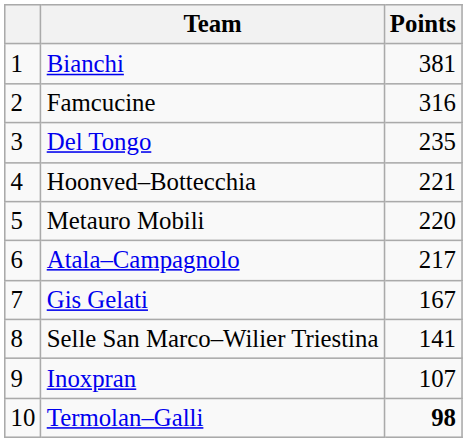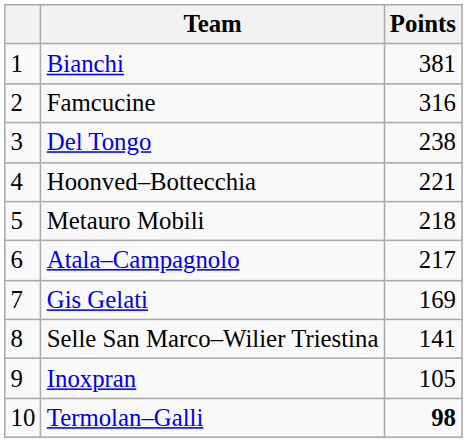(437, 142) 235 -> (437, 142) 238
(437, 220) 220 -> (437, 220) 218
(437, 299) 167 -> (437, 299) 169
(437, 378) 107 -> (437, 378) 105
